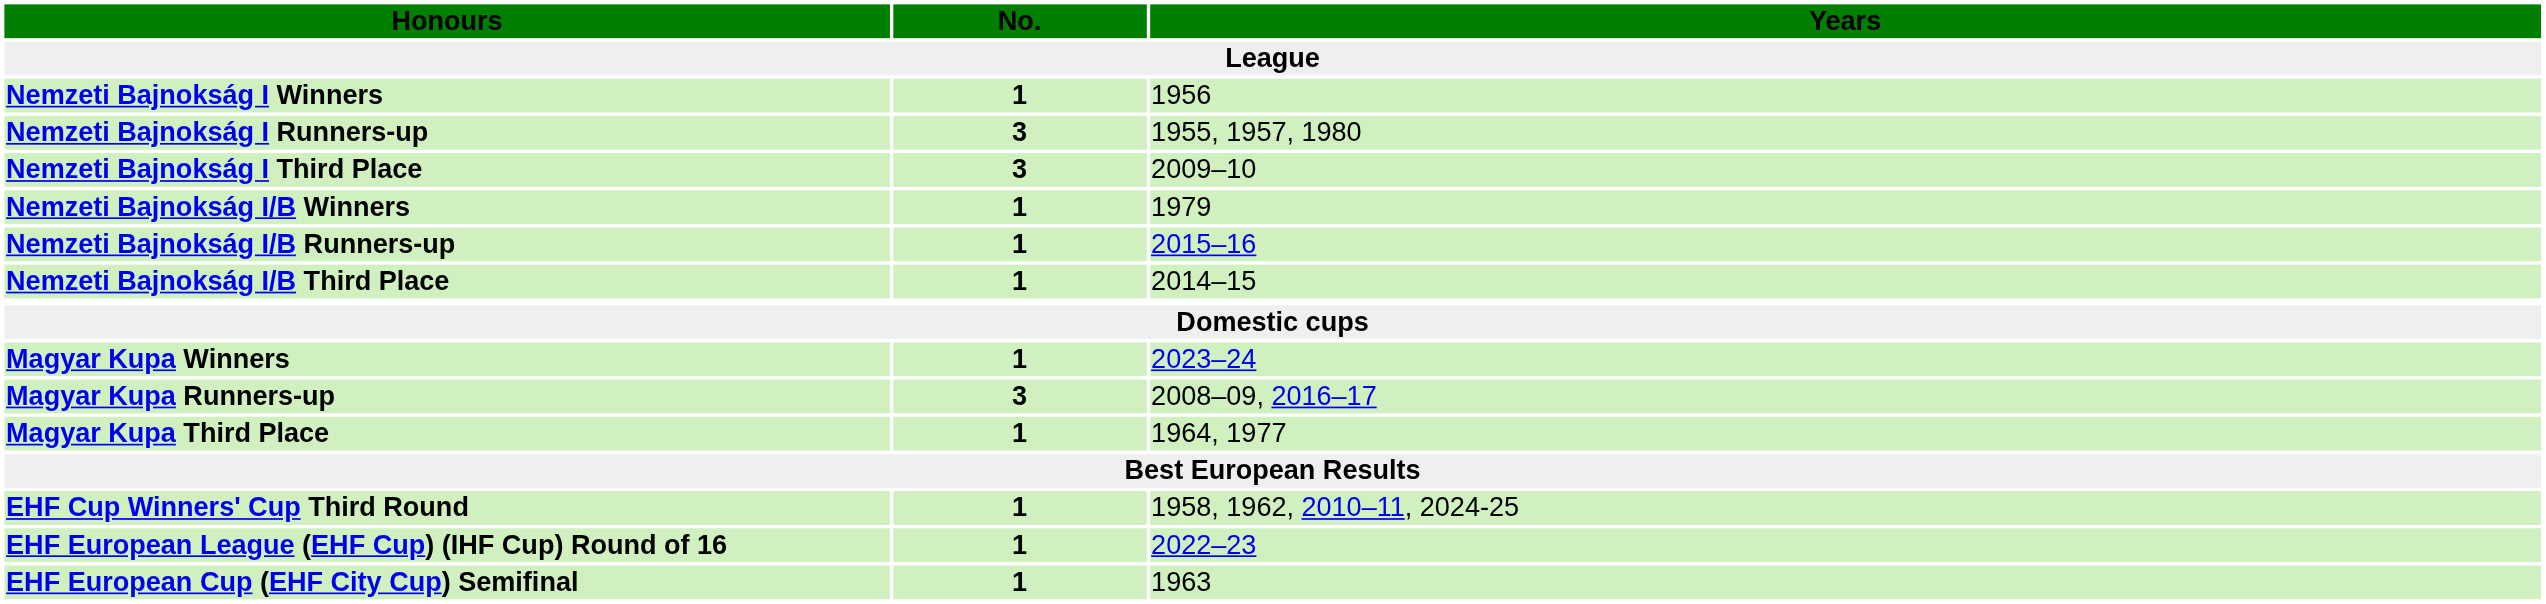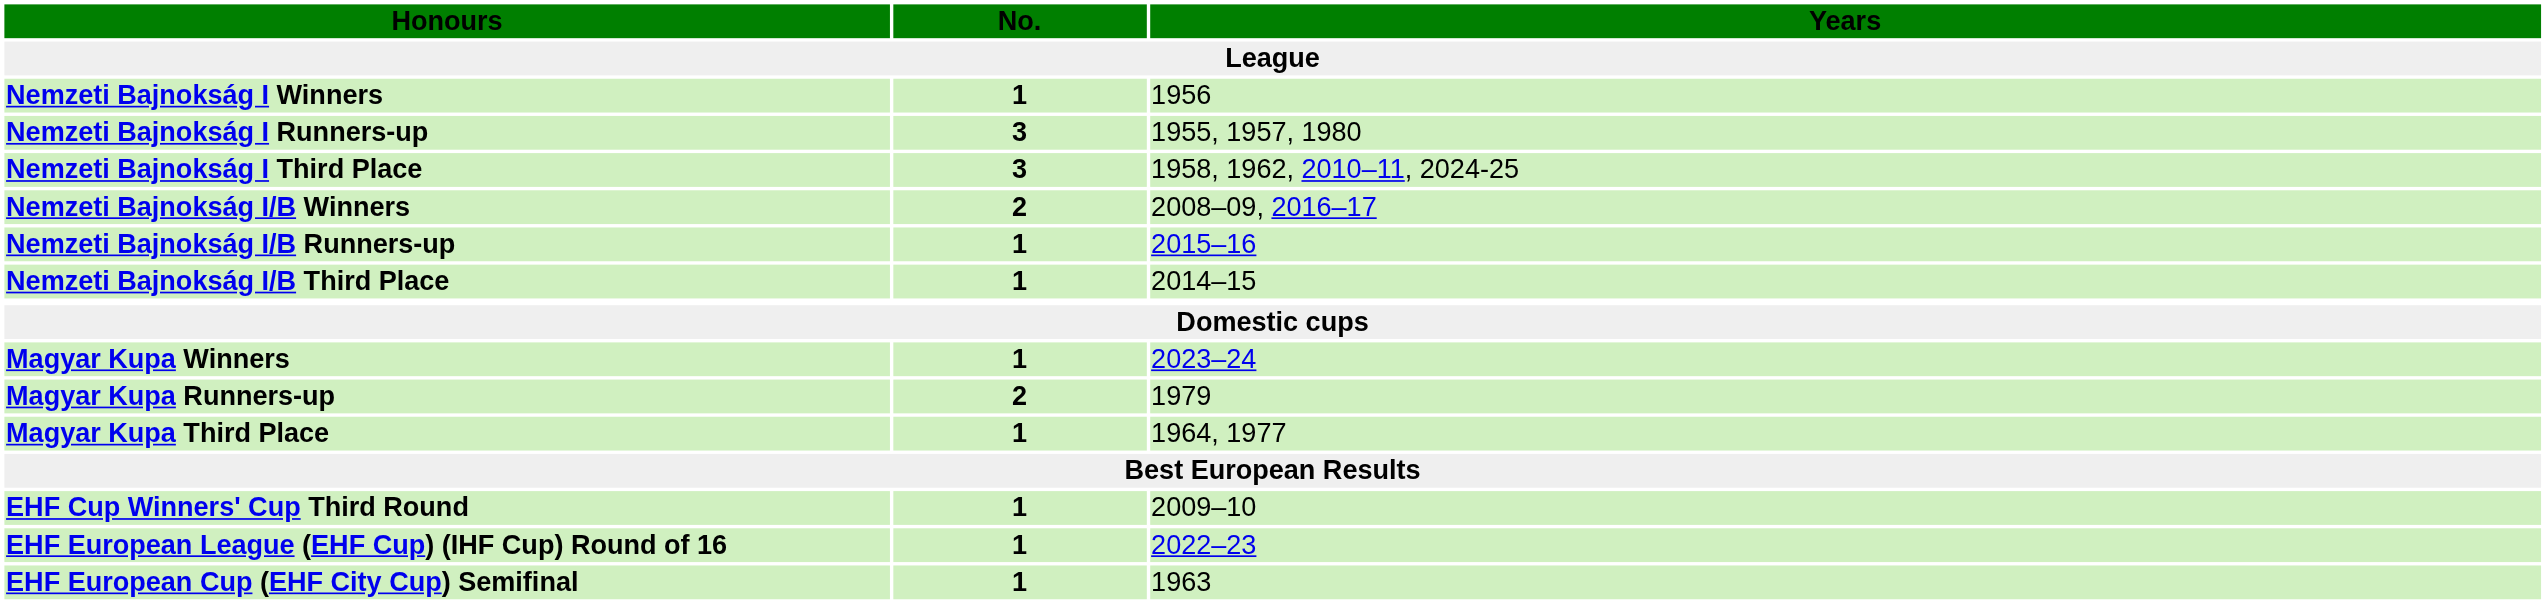(1204, 169) 2009–10 -> (1335, 169) 1958, 1962, 2010–11, 2024-25
(1020, 206) 1 -> (1020, 206) 2
(1181, 206) 1979 -> (1264, 206) 2008–09, 2016–17
(1020, 396) 3 -> (1020, 396) 2
(1264, 396) 2008–09, 2016–17 -> (1181, 396) 1979
(1335, 507) 1958, 1962, 2010–11, 2024-25 -> (1204, 507) 2009–10
